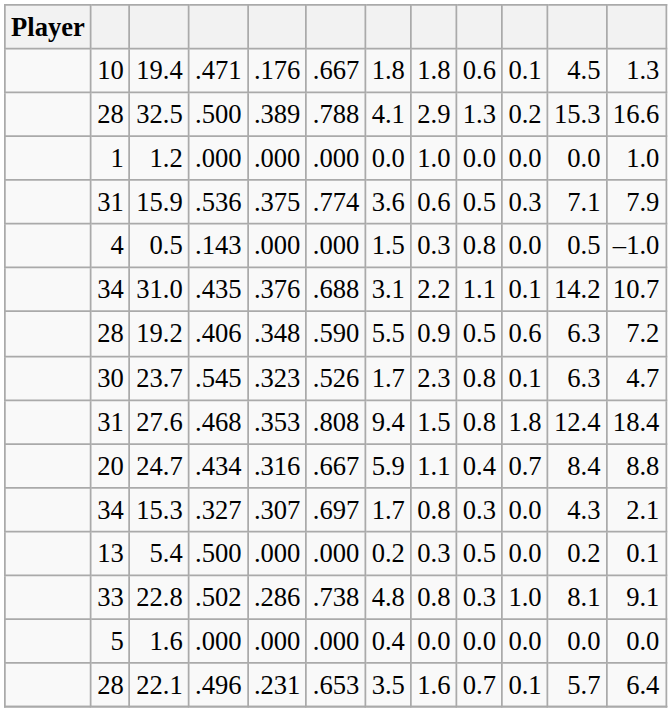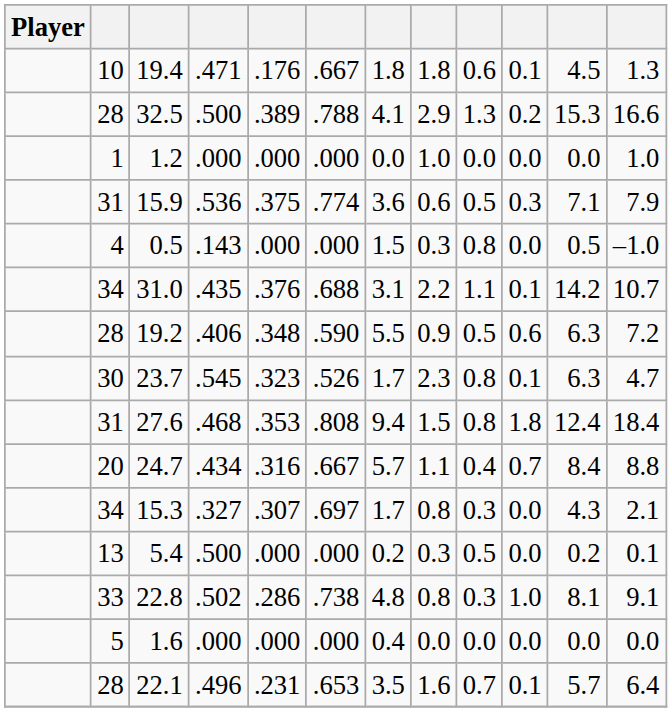(388, 465) 5.9 -> (388, 465) 5.7
